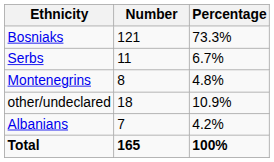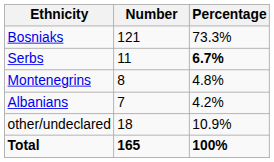(208, 59) normal -> (208, 59) bold
rows swapped: (38, 124) <-> (59, 102)
